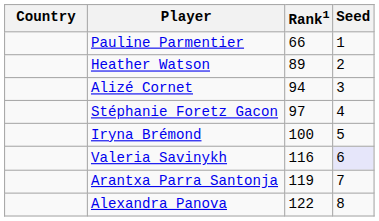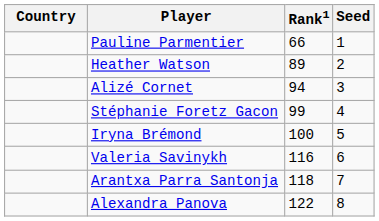(297, 112) 97 -> (297, 112) 99
(341, 158) lavender background -> (341, 158) no background
(301, 181) 119 -> (301, 181) 118
